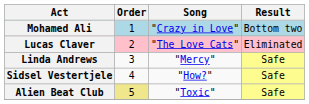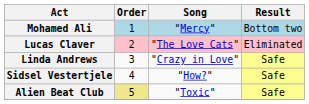(195, 28) "Crazy in Love" -> (195, 28) "Mercy"
(195, 60) "Mercy" -> (195, 60) "Crazy in Love"
